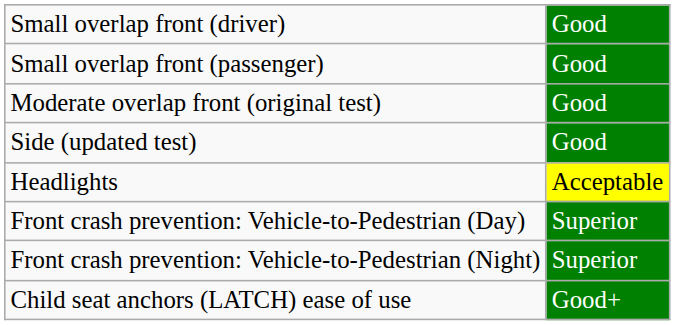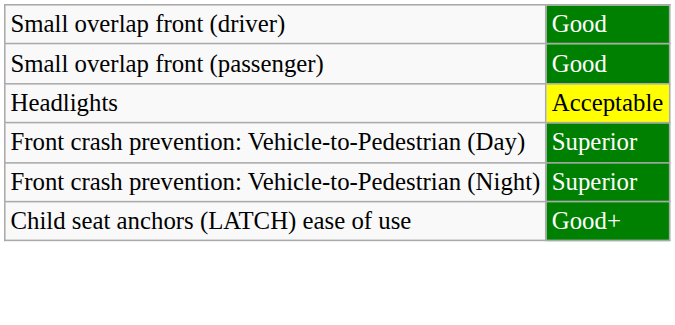- row: (196, 102)
- row: (103, 142)
